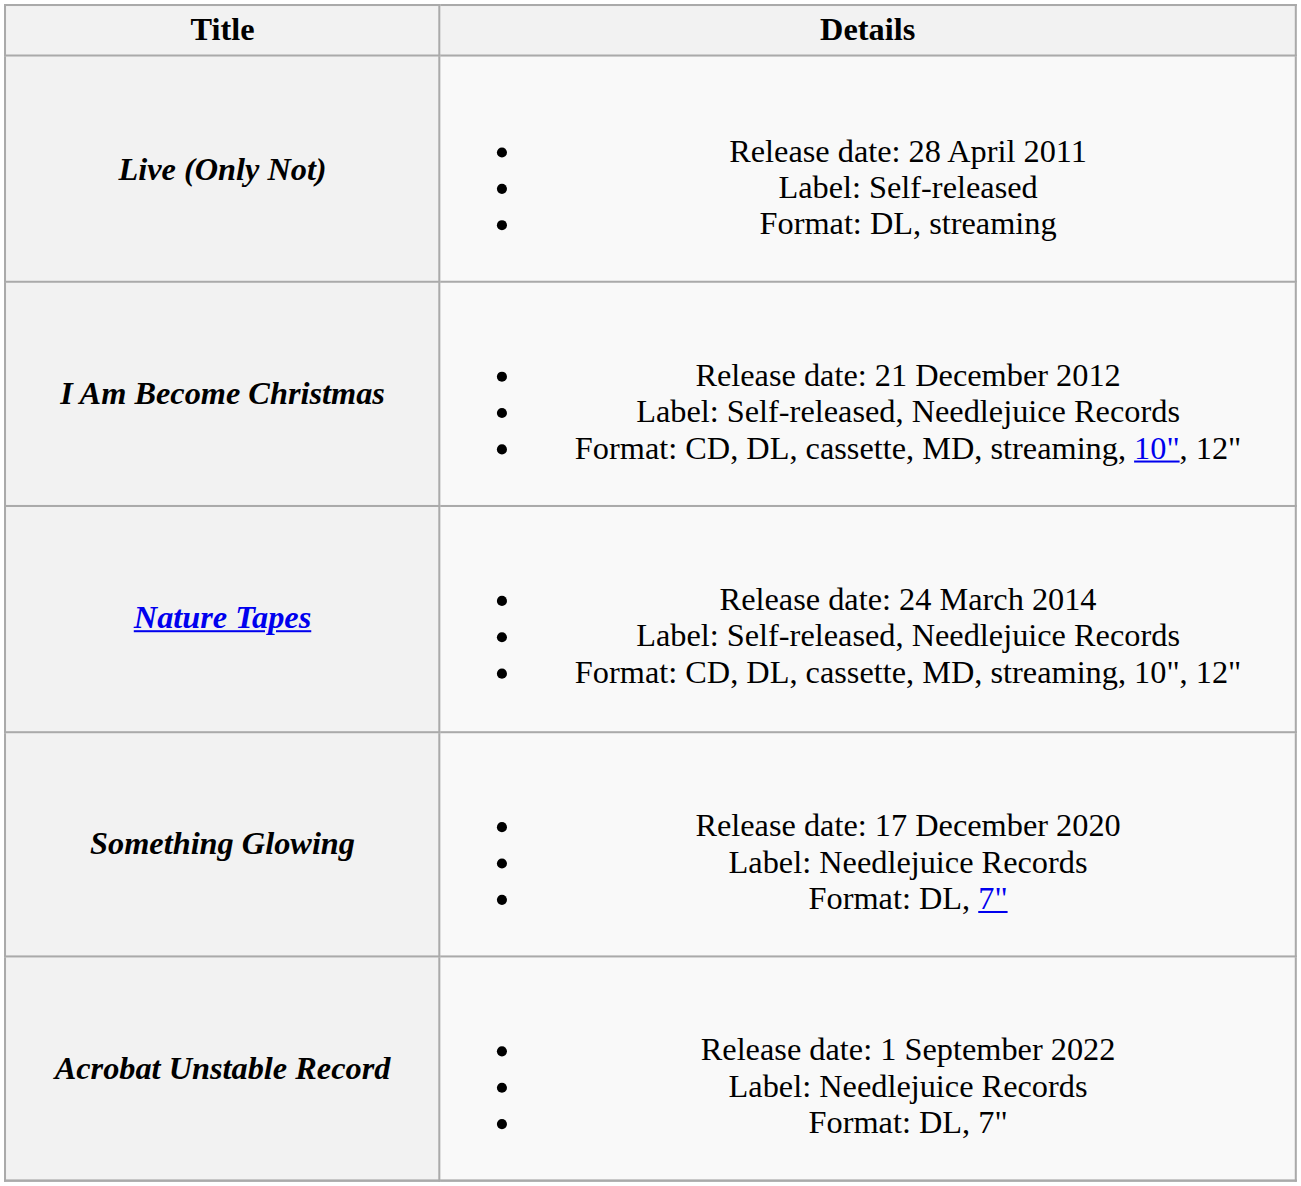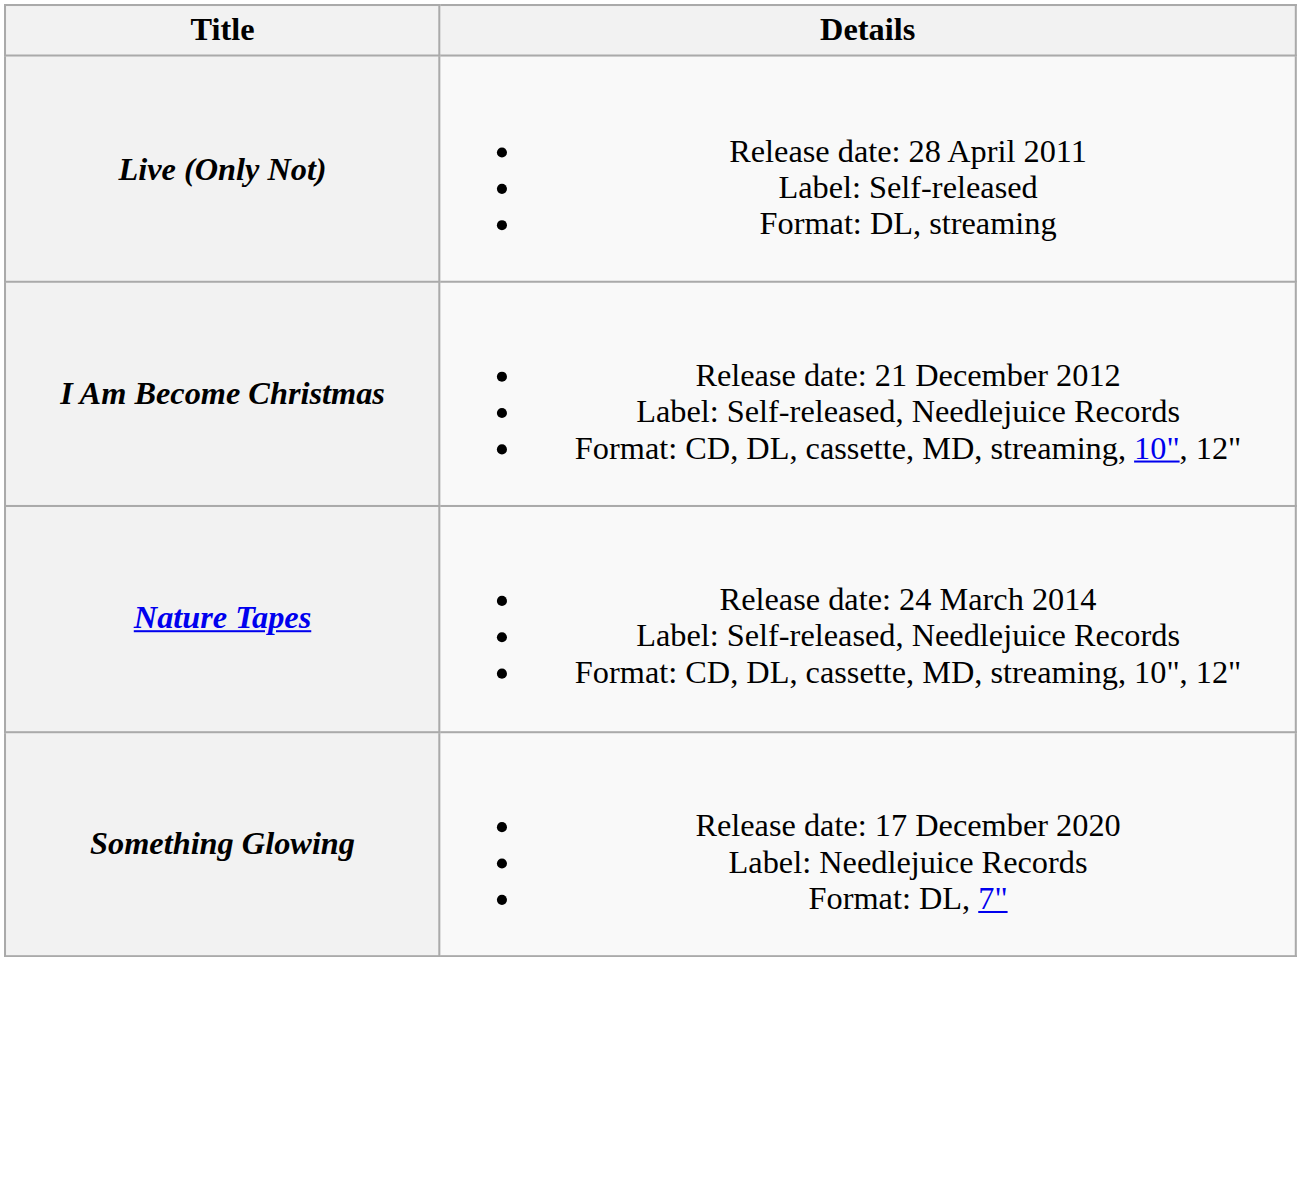- row: (223, 1068)
